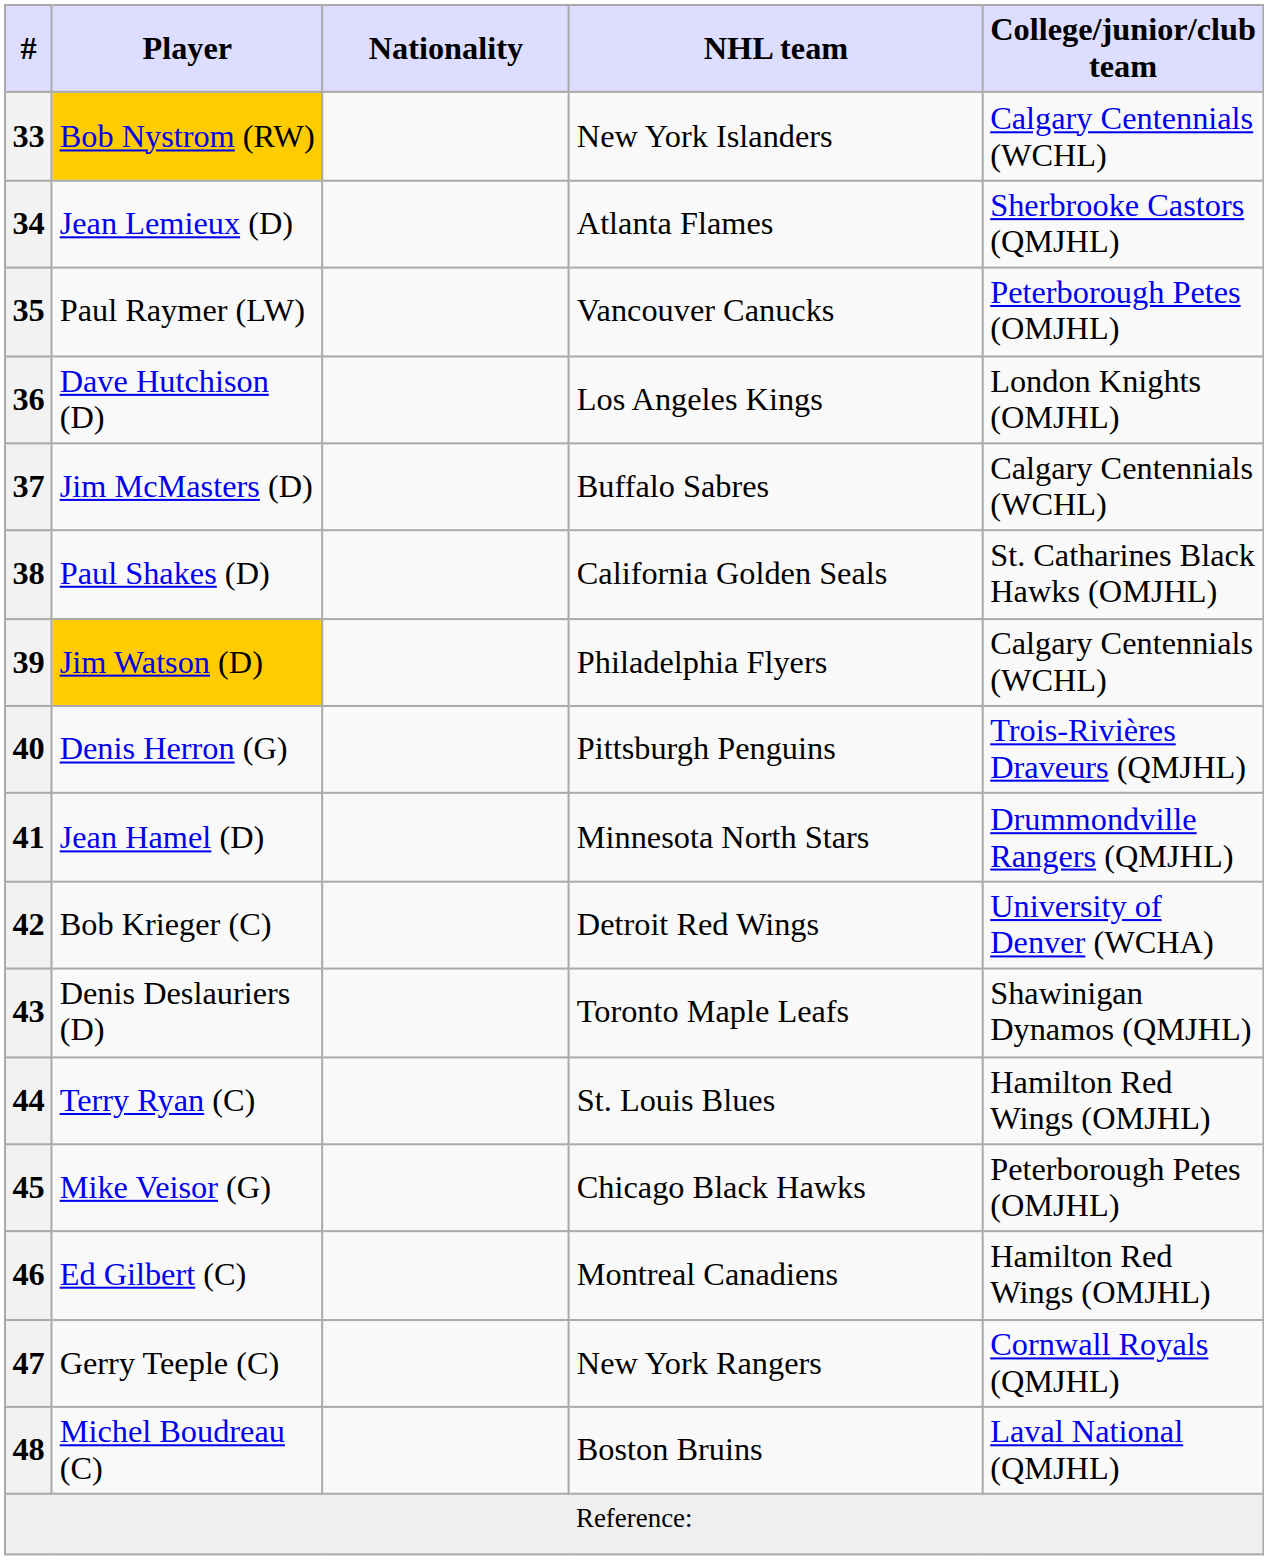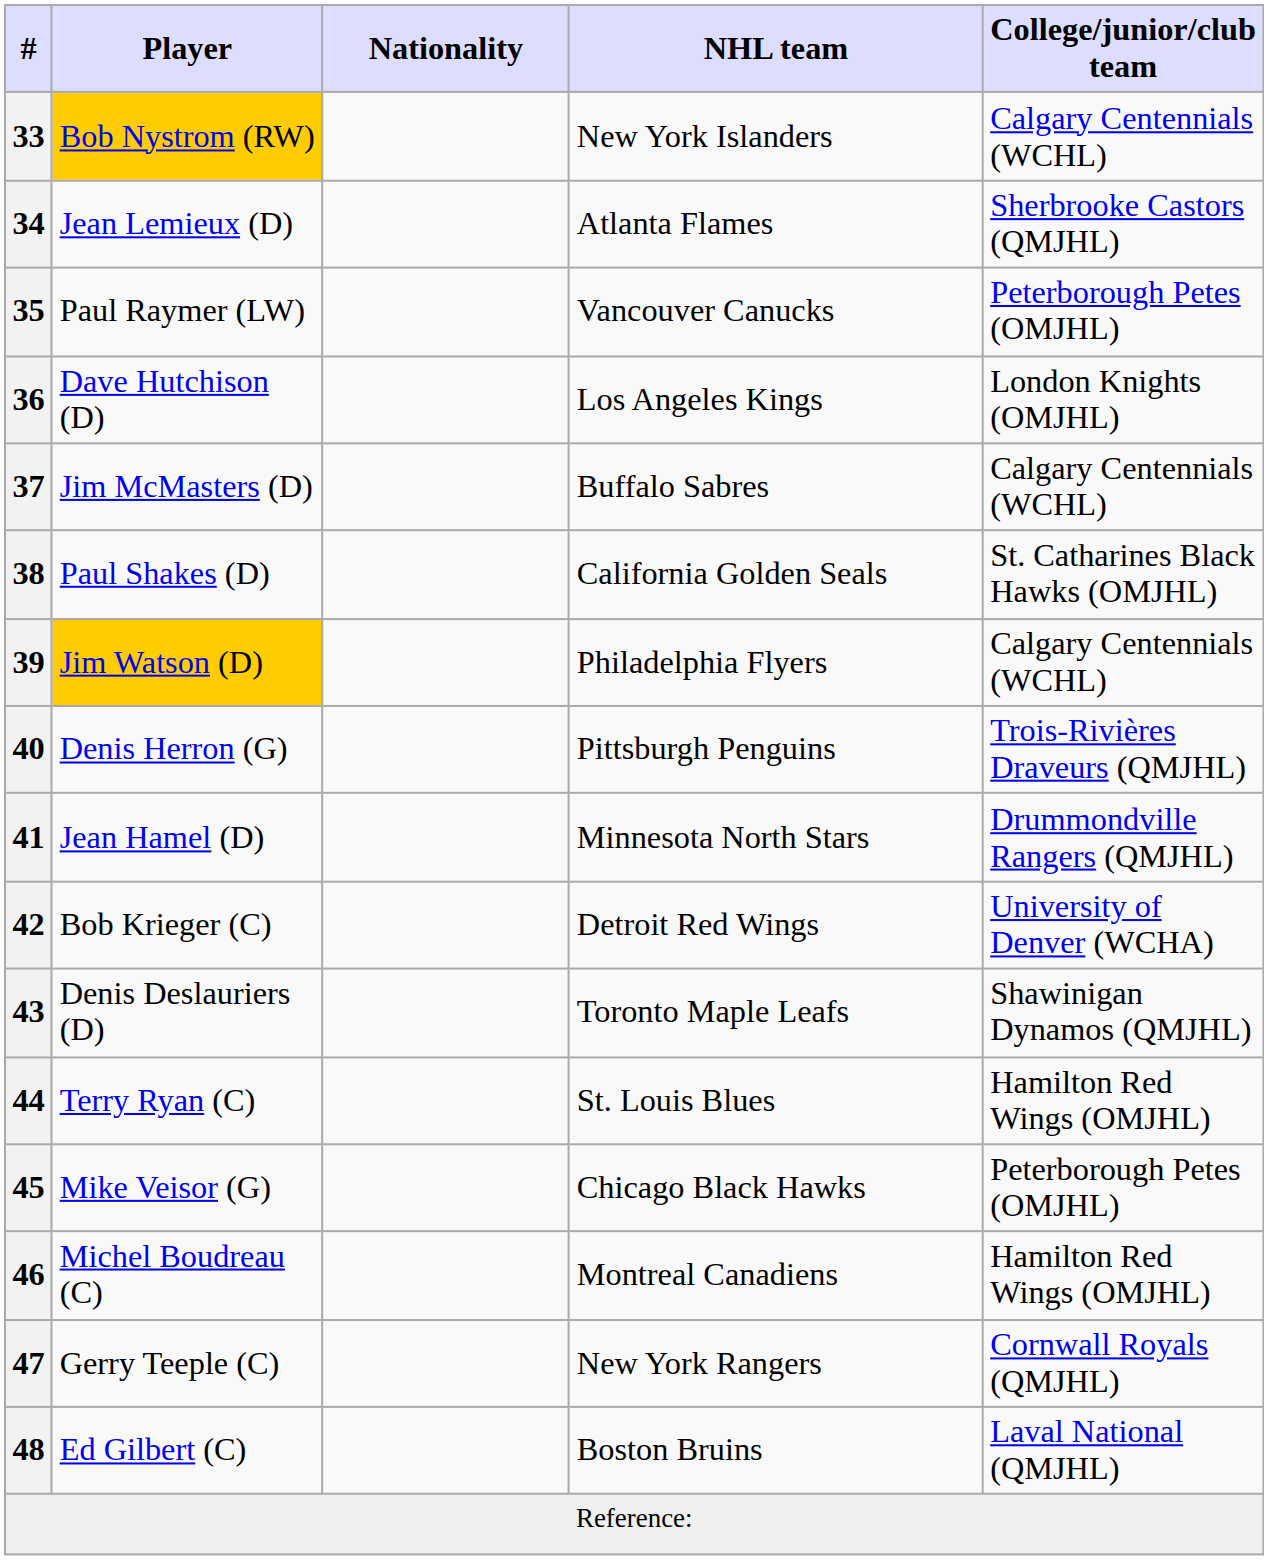(153, 1274) Ed Gilbert (C) -> (172, 1274) Michel Boudreau (C)
(172, 1450) Michel Boudreau (C) -> (153, 1450) Ed Gilbert (C)
